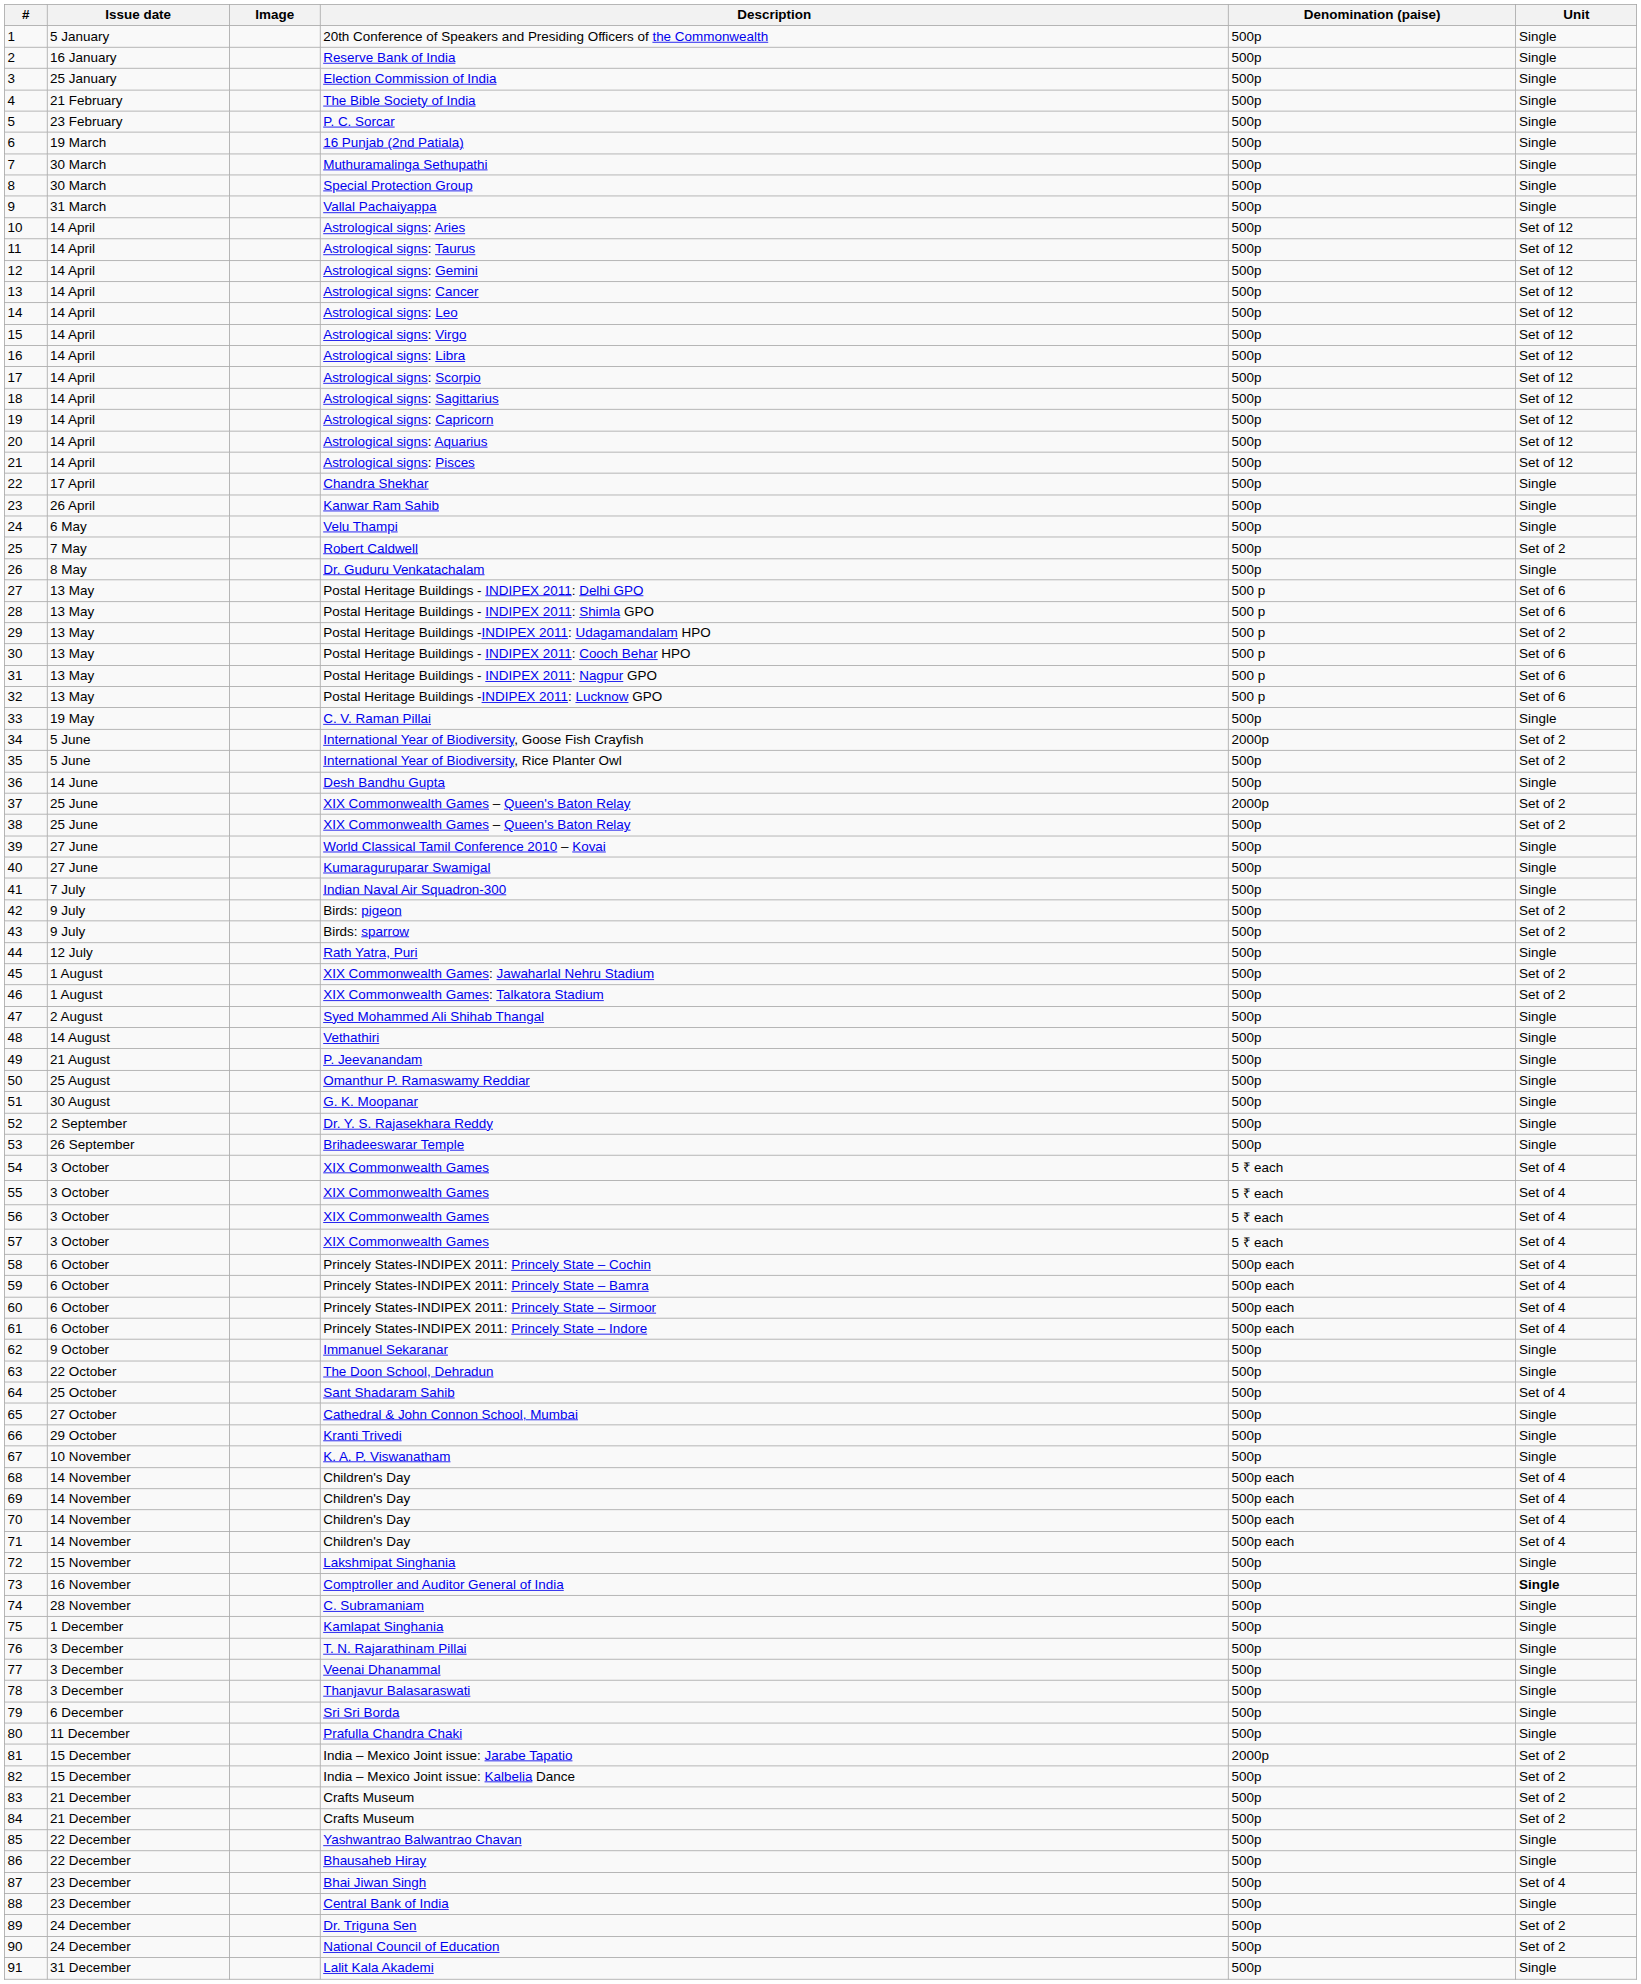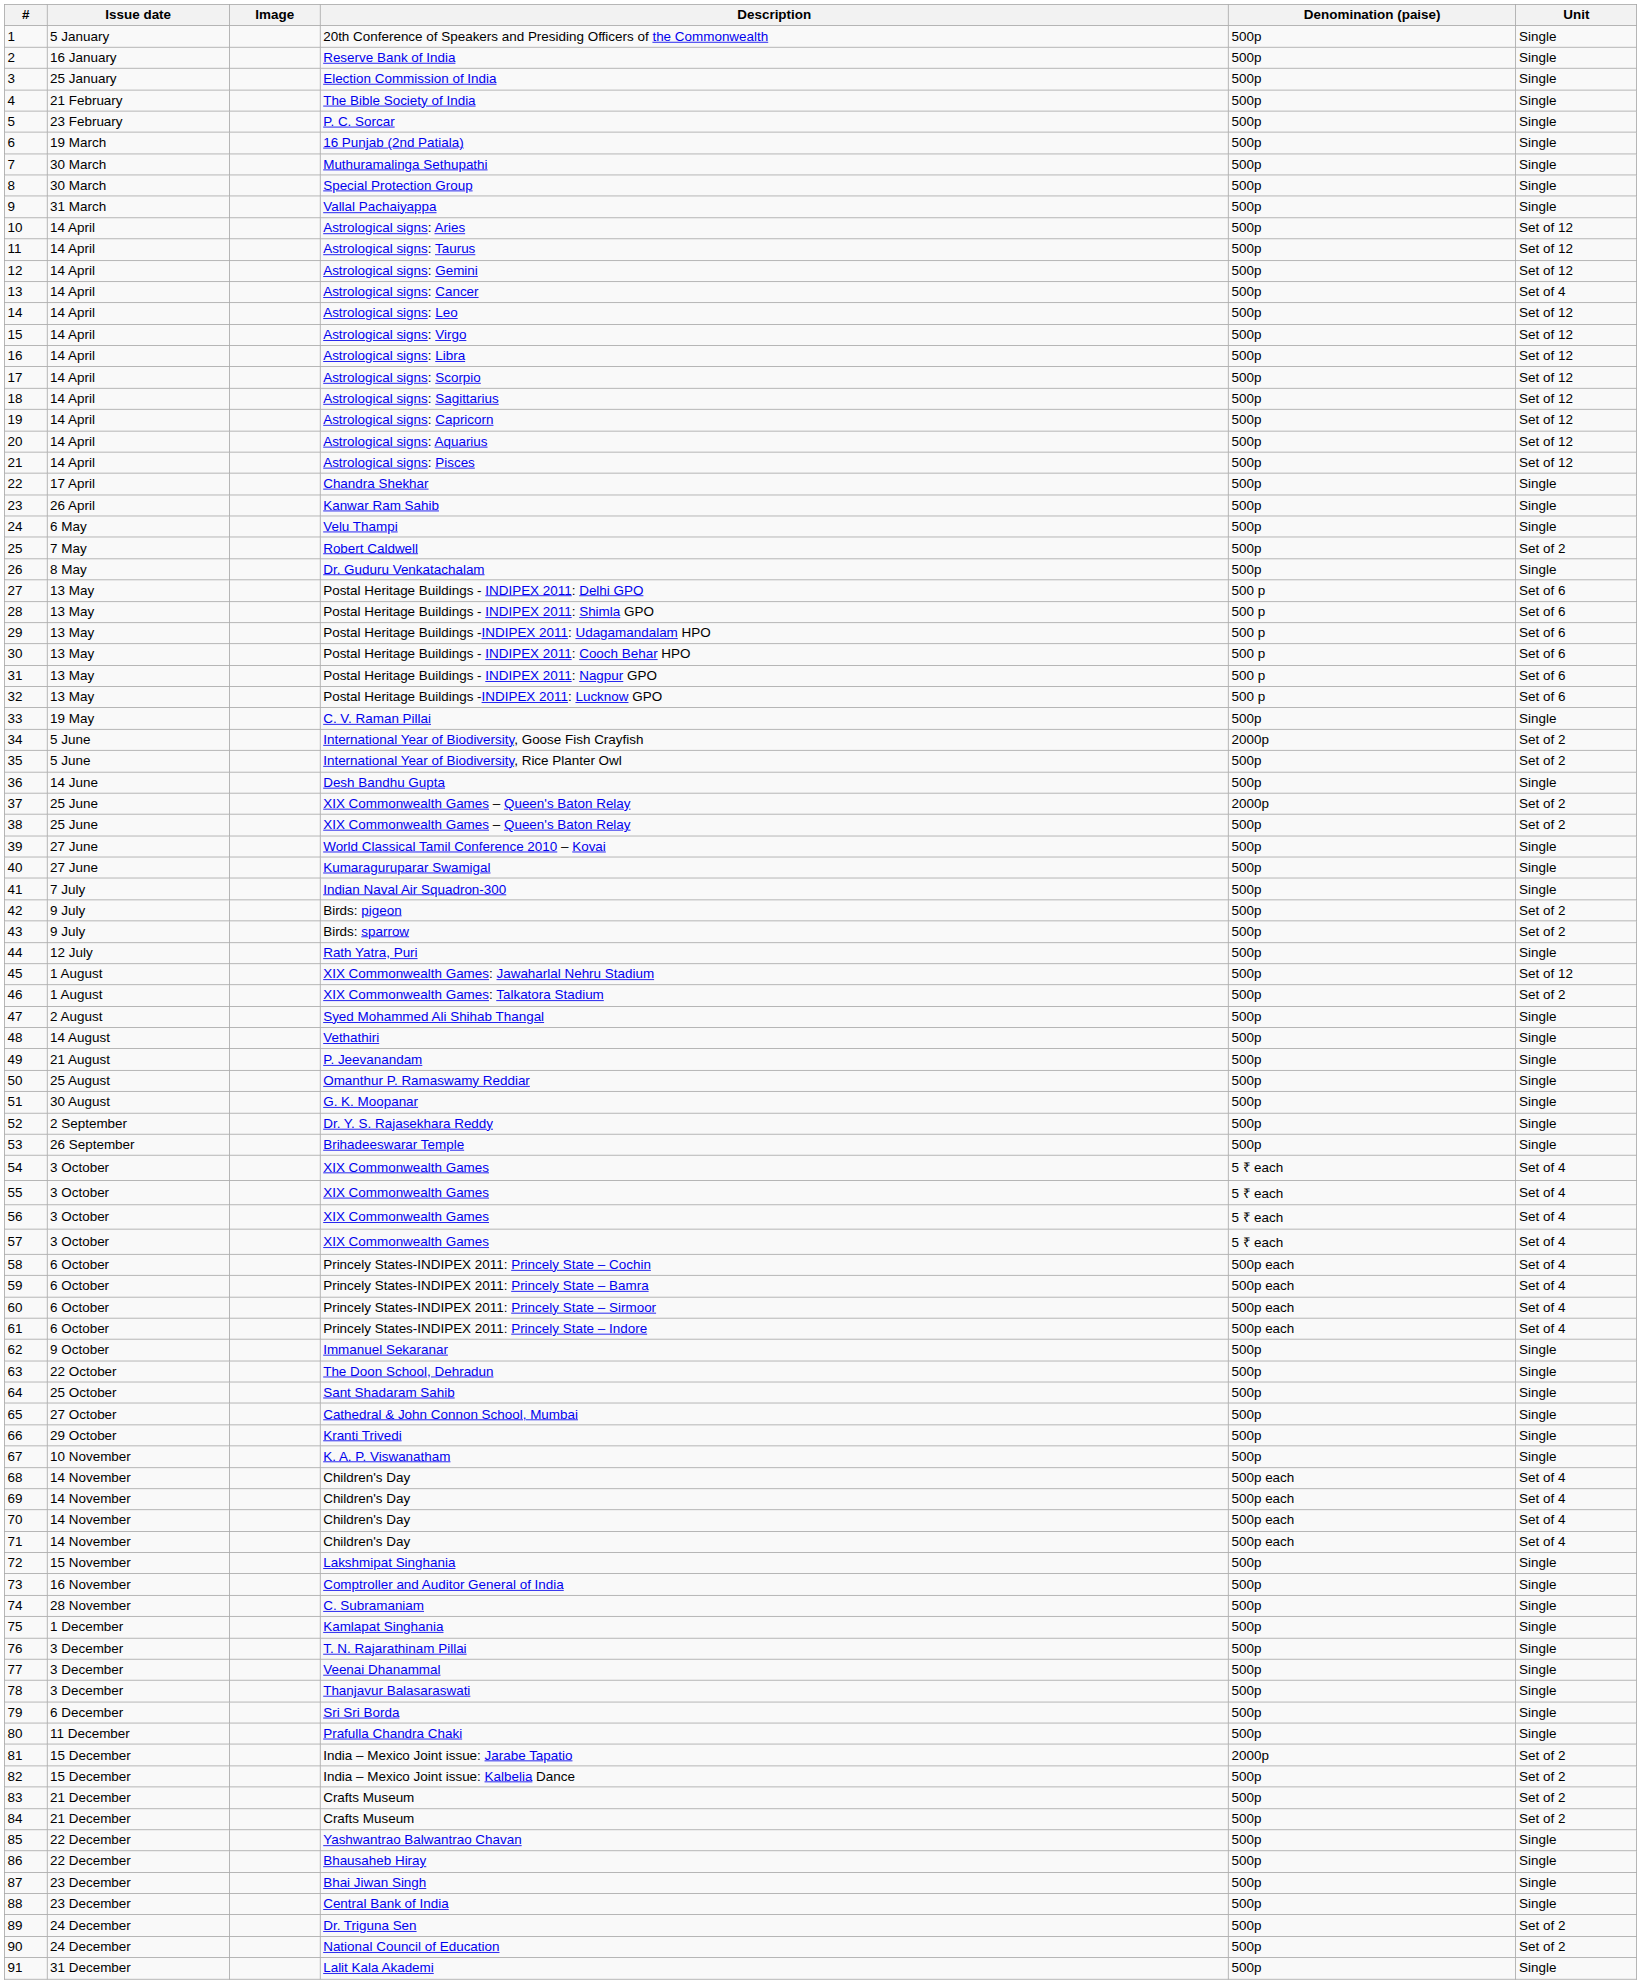(1546, 292) Set of 12 -> (1542, 292) Set of 4
(1542, 633) Set of 2 -> (1542, 633) Set of 6
(1542, 974) Set of 2 -> (1546, 974) Set of 12
(1542, 1392) Set of 4 -> (1538, 1392) Single
(1539, 1584) bold -> (1538, 1584) normal
(1542, 1883) Set of 4 -> (1538, 1883) Single
